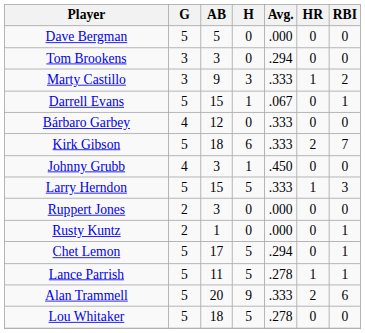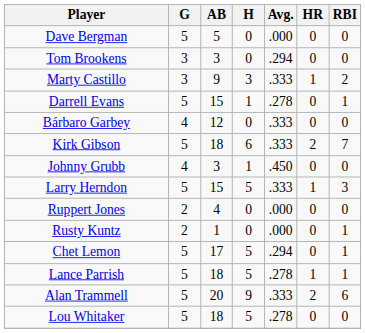(281, 101) .067 -> (281, 101) .278
(217, 209) 3 -> (217, 209) 4
(217, 274) 11 -> (217, 274) 18
